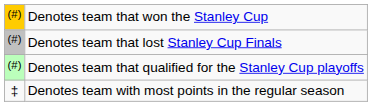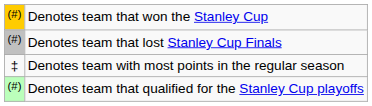rows swapped: (196, 67) <-> (186, 91)
